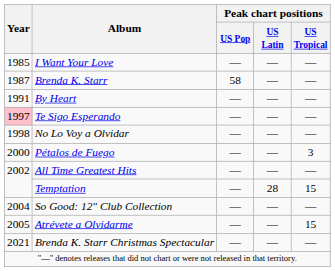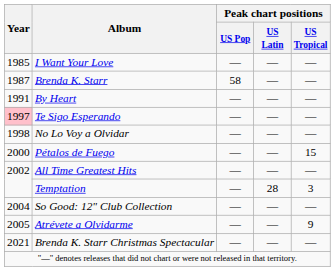(311, 152) 3 -> (311, 152) 15
(311, 188) 15 -> (311, 188) 3
(311, 224) 15 -> (311, 224) 9
